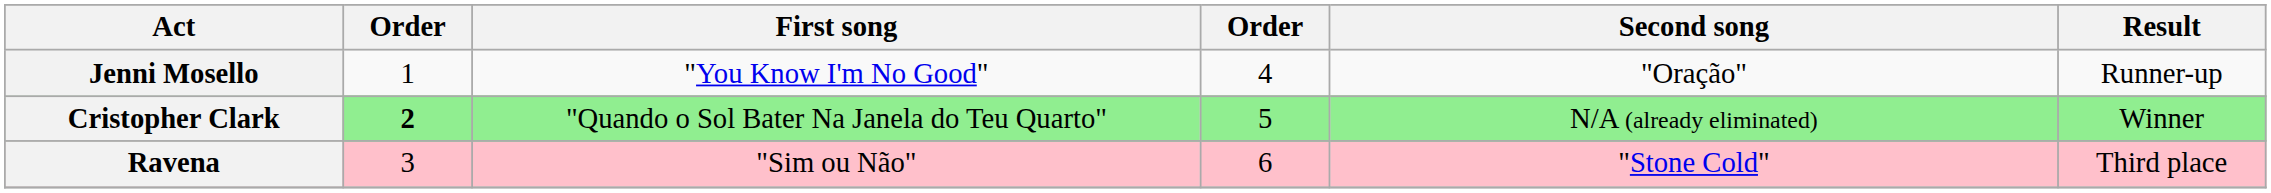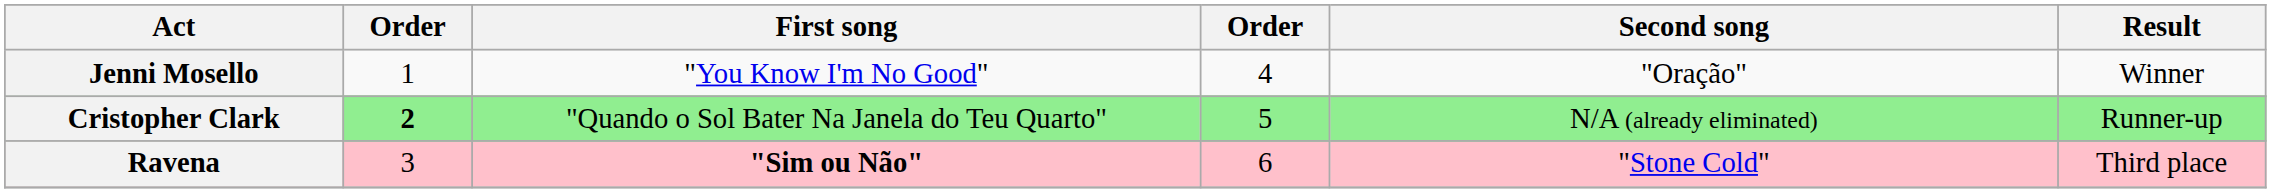(2162, 72) Runner-up -> (2162, 72) Winner
(2162, 118) Winner -> (2162, 118) Runner-up
(836, 163) normal -> (836, 163) bold
